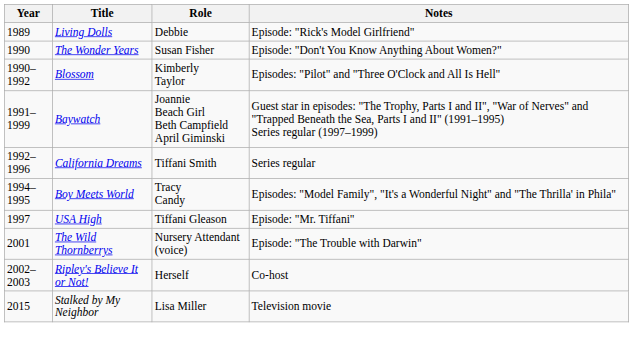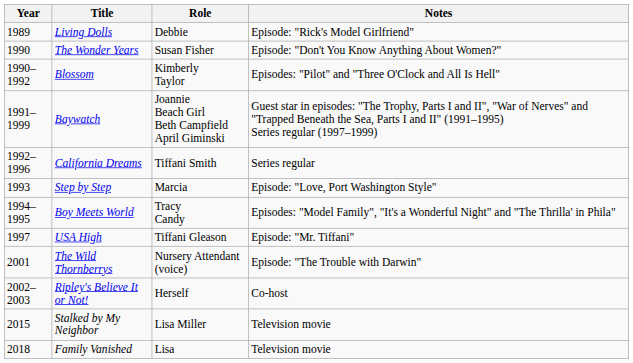+ row: (83, 188)
+ row: (93, 349)
